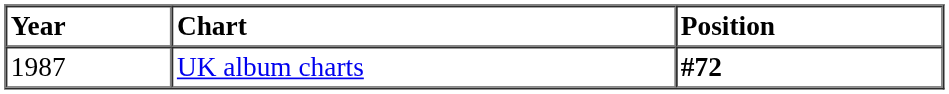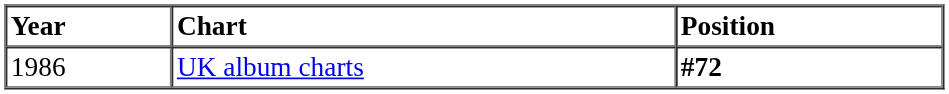(38, 66) 1987 -> (38, 66) 1986
